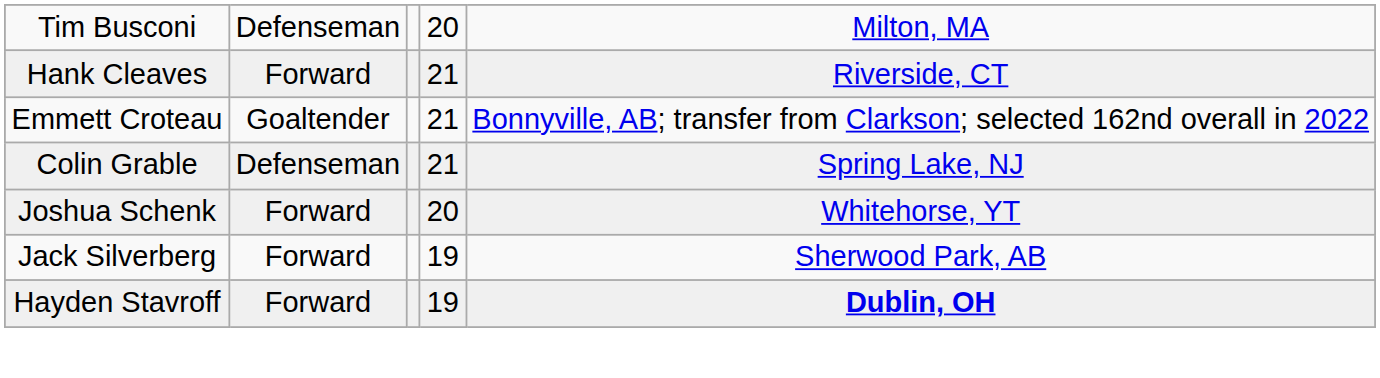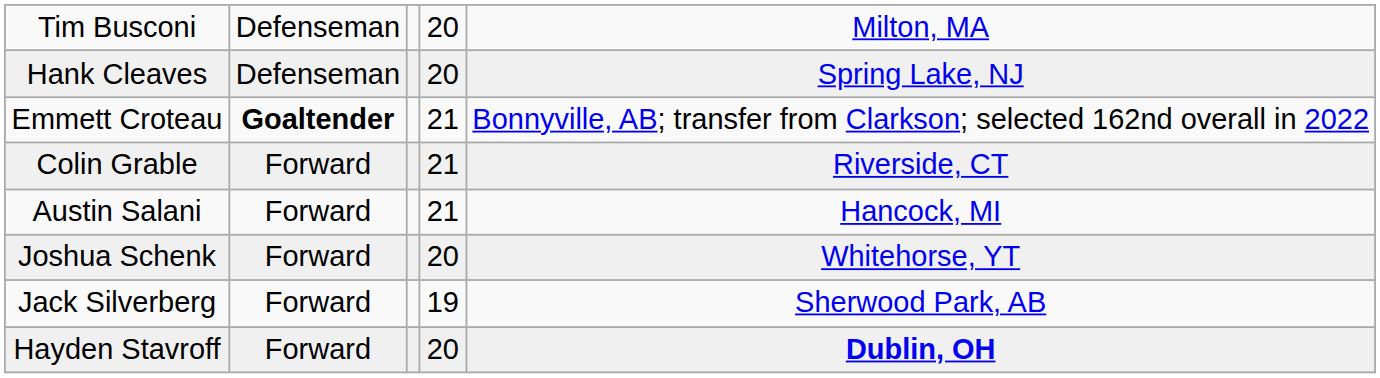(318, 73) Forward -> (318, 73) Defenseman
(443, 73) 21 -> (443, 73) 20
(921, 73) Riverside, CT -> (921, 73) Spring Lake, NJ
(318, 119) normal -> (318, 119) bold
(318, 165) Defenseman -> (318, 165) Forward
(921, 165) Spring Lake, NJ -> (921, 165) Riverside, CT
+ row: (117, 211)
(443, 303) 19 -> (443, 348) 20
